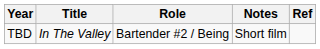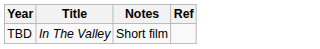- column: (173, 14)
